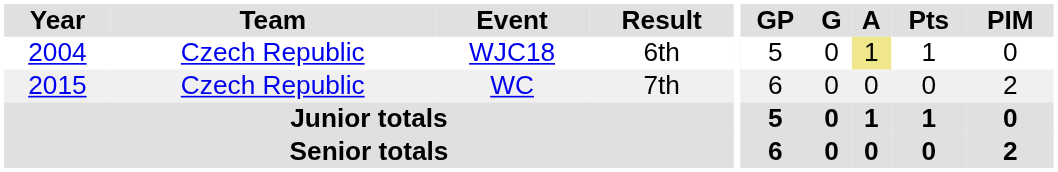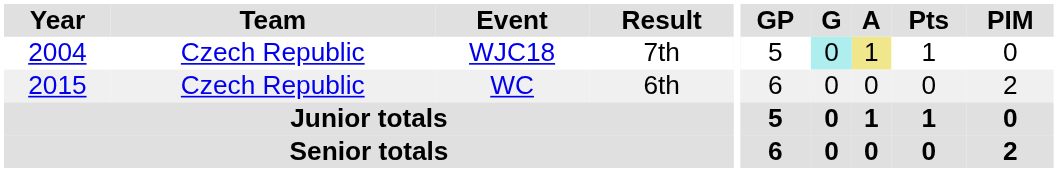(662, 52) 6th -> (662, 52) 7th
(832, 52) no background -> (832, 52) paleturquoise background
(662, 85) 7th -> (662, 85) 6th
